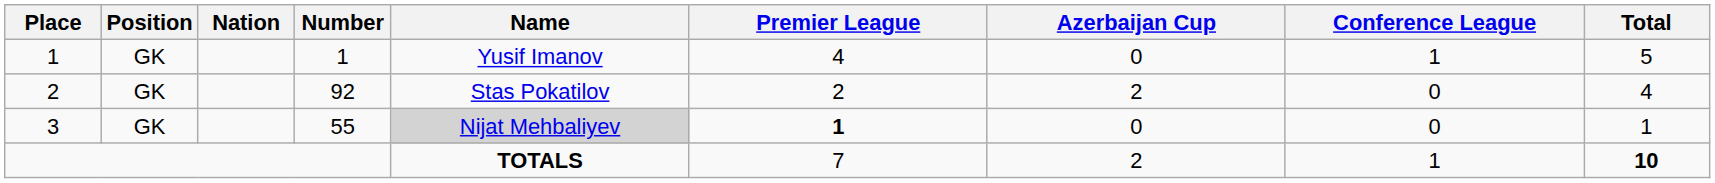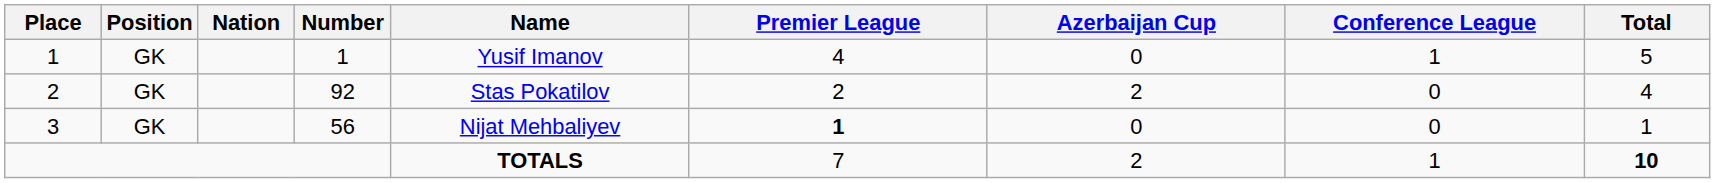(343, 126) 55 -> (343, 126) 56
(540, 126) lightgrey background -> (540, 126) no background
